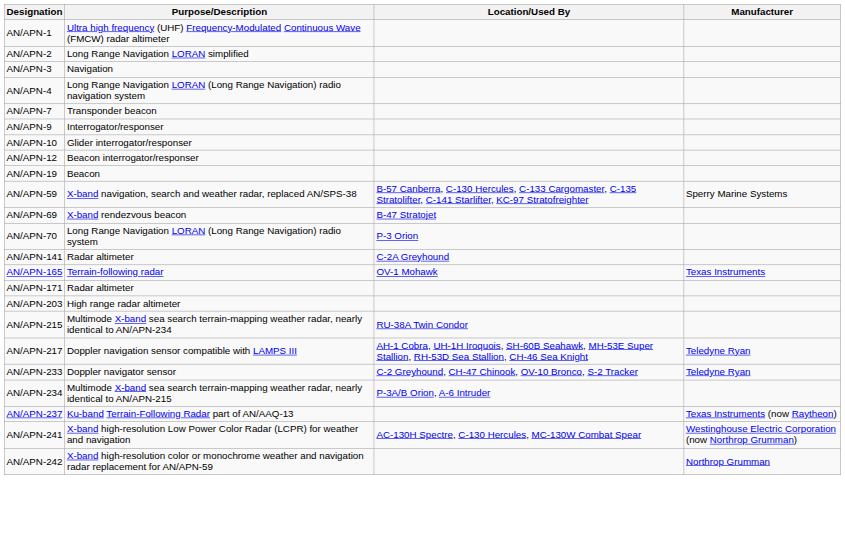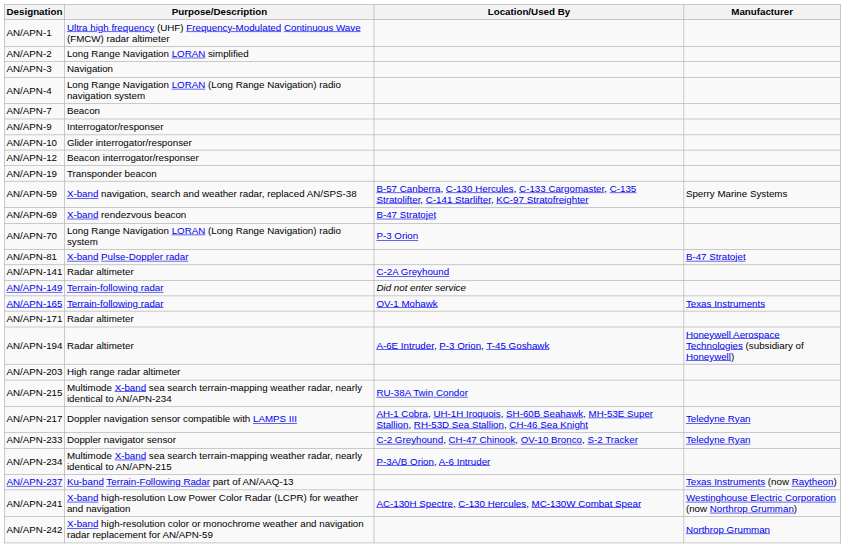(112, 111) Transponder beacon -> (83, 111) Beacon
(83, 173) Beacon -> (112, 173) Transponder beacon
+ row: (32, 257)
+ row: (34, 288)
+ row: (34, 345)
